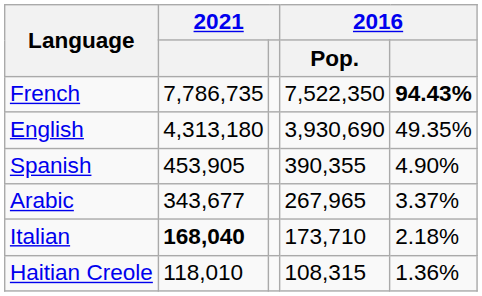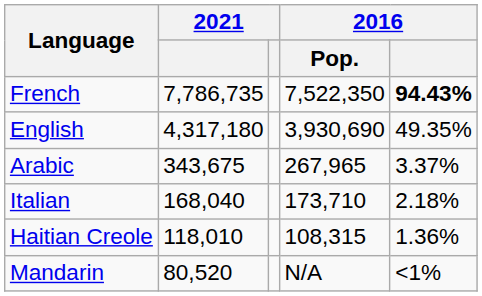(213, 129) 4,313,180 -> (213, 129) 4,317,180
- row: (51, 165)
(204, 201) 343,677 -> (204, 165) 343,675
(204, 237) bold -> (204, 201) normal
+ row: (57, 272)
